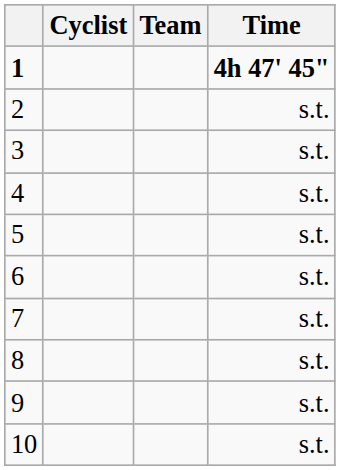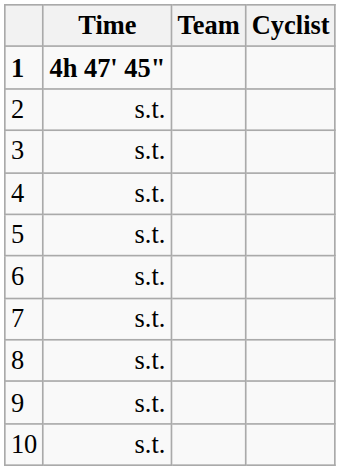columns swapped: (88, 25) <-> (272, 25)
